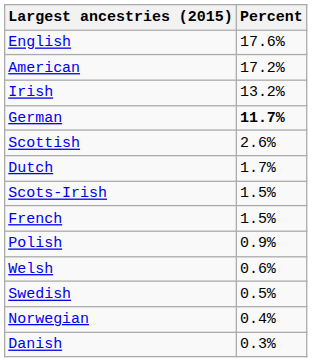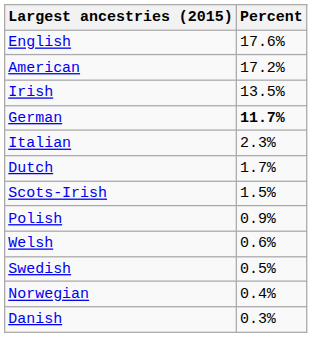(262, 92) 13.2% -> (262, 92) 13.5%
- row: (44, 143)
+ row: (40, 143)
- row: (35, 218)
